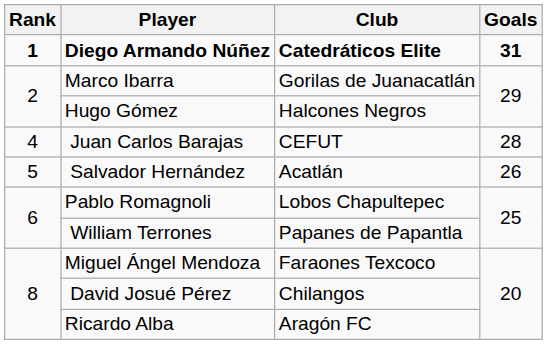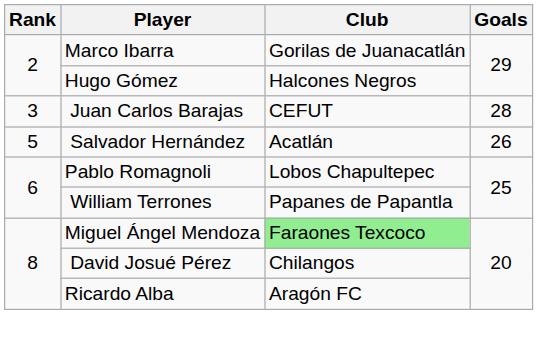- row: (167, 50)
(32, 141) 4 -> (32, 111) 3
(357, 263) no background -> (347, 232) lightgreen background
